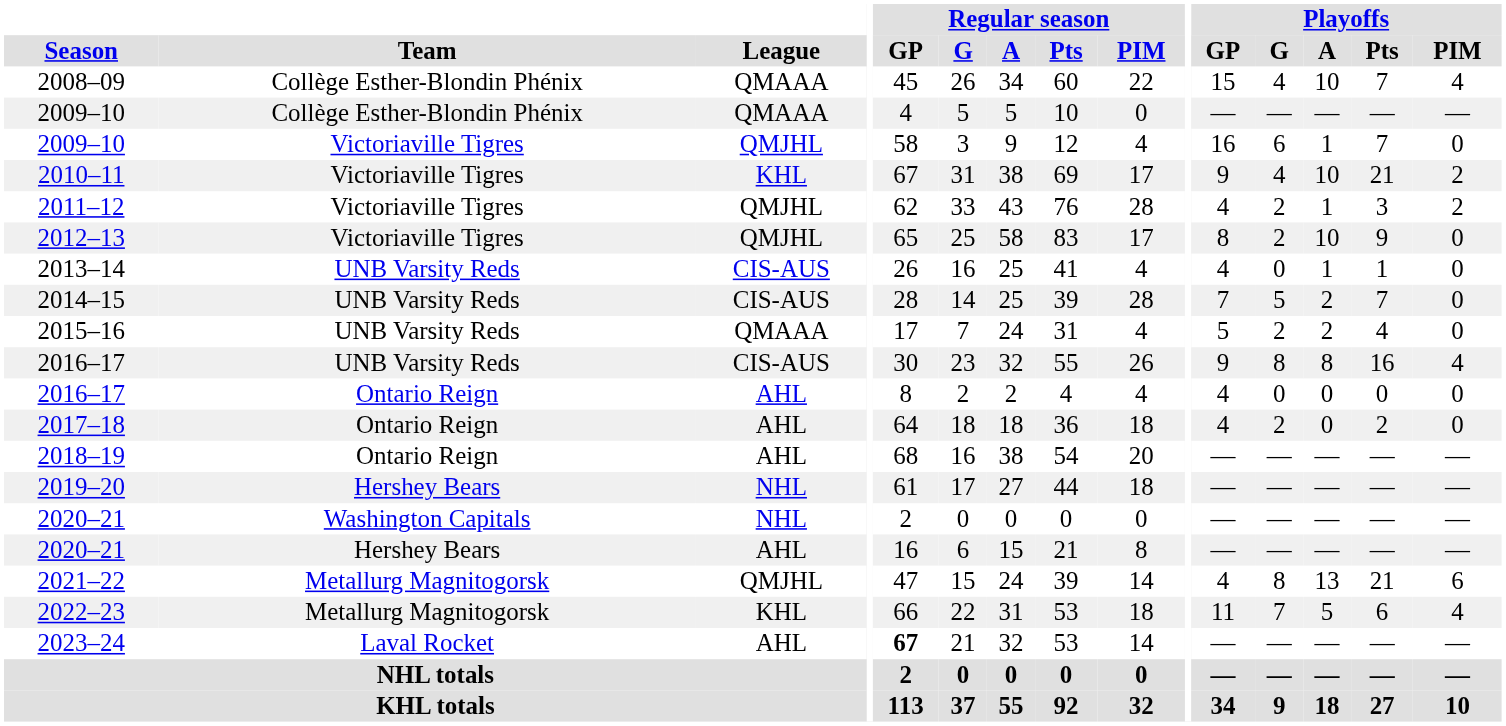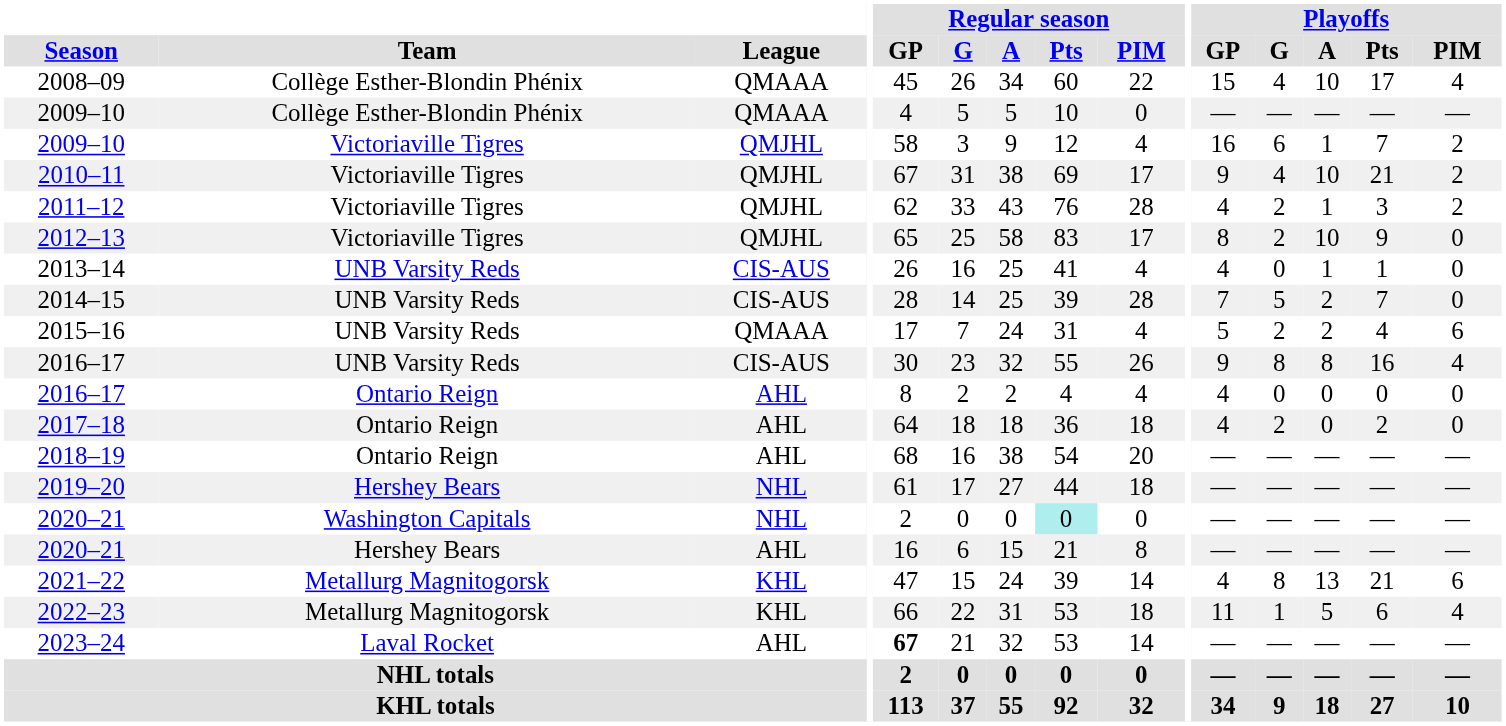(1382, 81) 7 -> (1382, 81) 17
(1457, 144) 0 -> (1457, 144) 2
(781, 175) KHL -> (781, 175) QMJHL
(1457, 331) 0 -> (1457, 331) 6
(1066, 518) no background -> (1066, 518) paleturquoise background
(781, 580) QMJHL -> (781, 580) KHL
(1279, 612) 7 -> (1279, 612) 1
